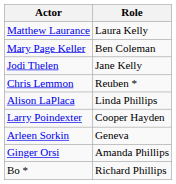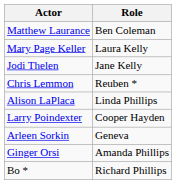(122, 30) Laura Kelly -> (125, 30) Ben Coleman
(125, 48) Ben Coleman -> (122, 48) Laura Kelly
